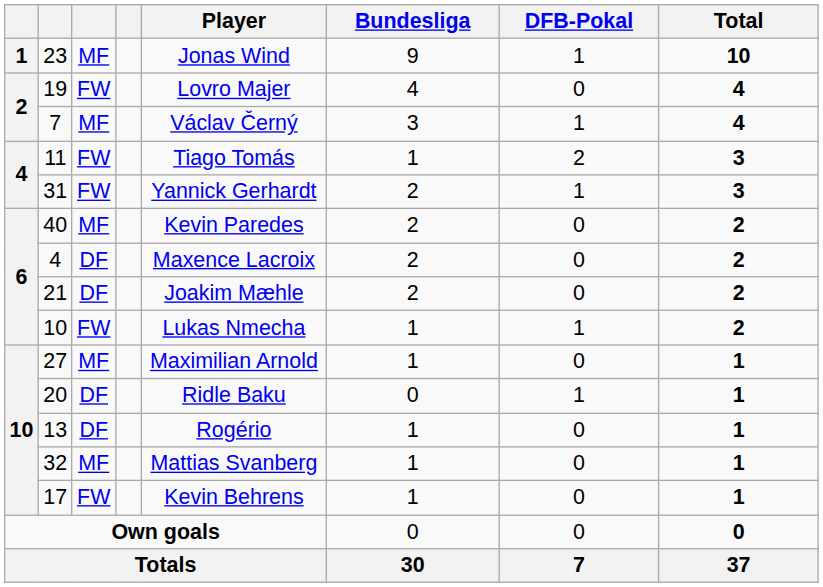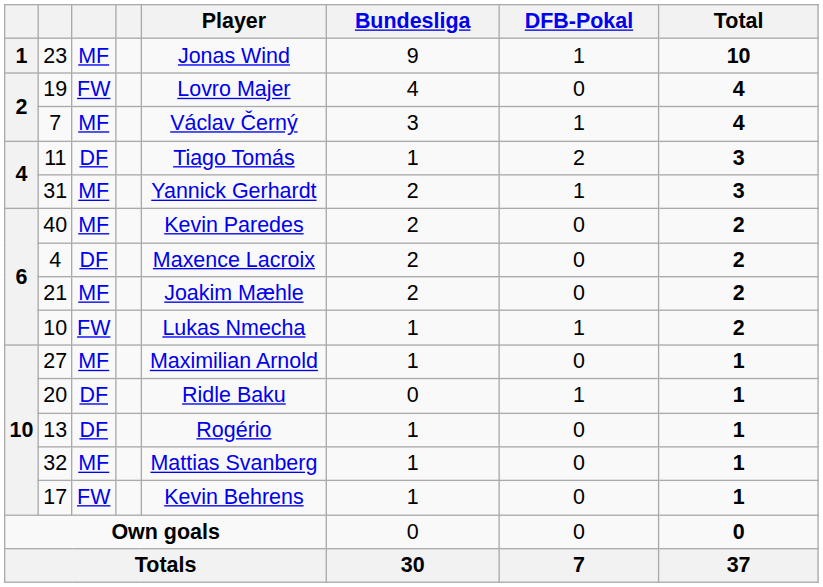(94, 157) FW -> (94, 157) DF
(94, 191) FW -> (94, 191) MF
(94, 293) DF -> (94, 293) MF
